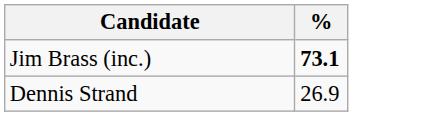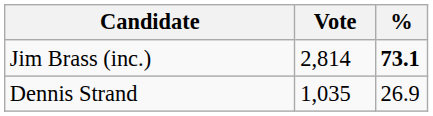+ column: (335, 22)
